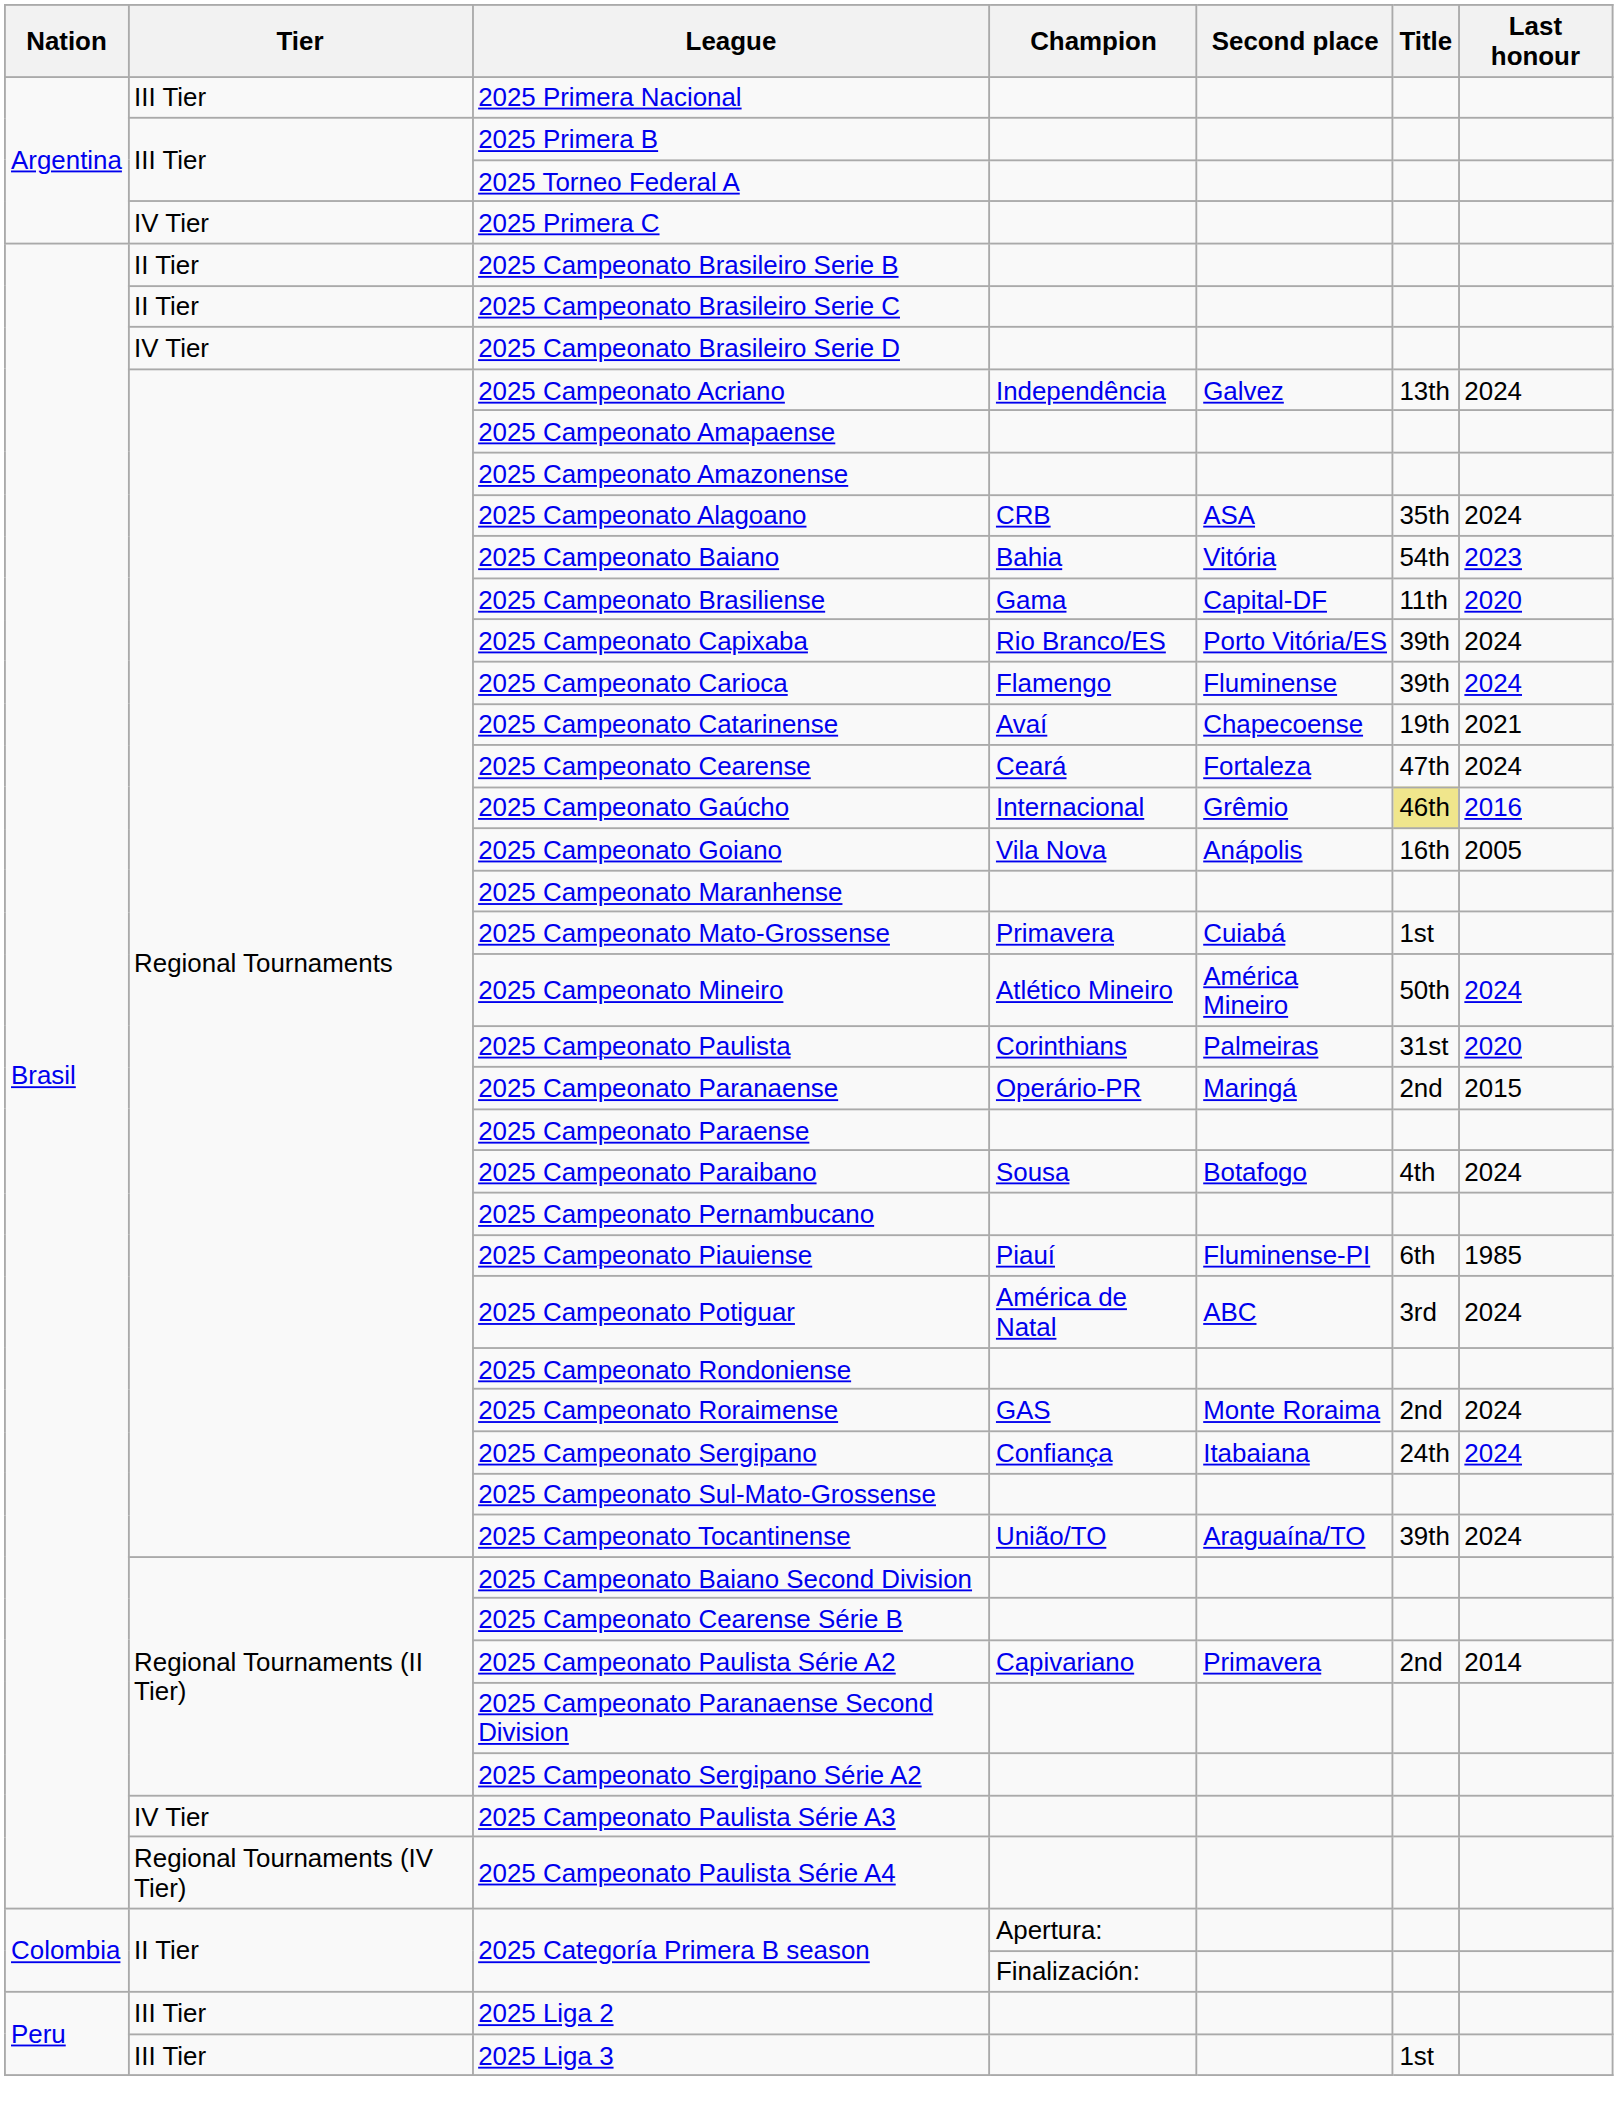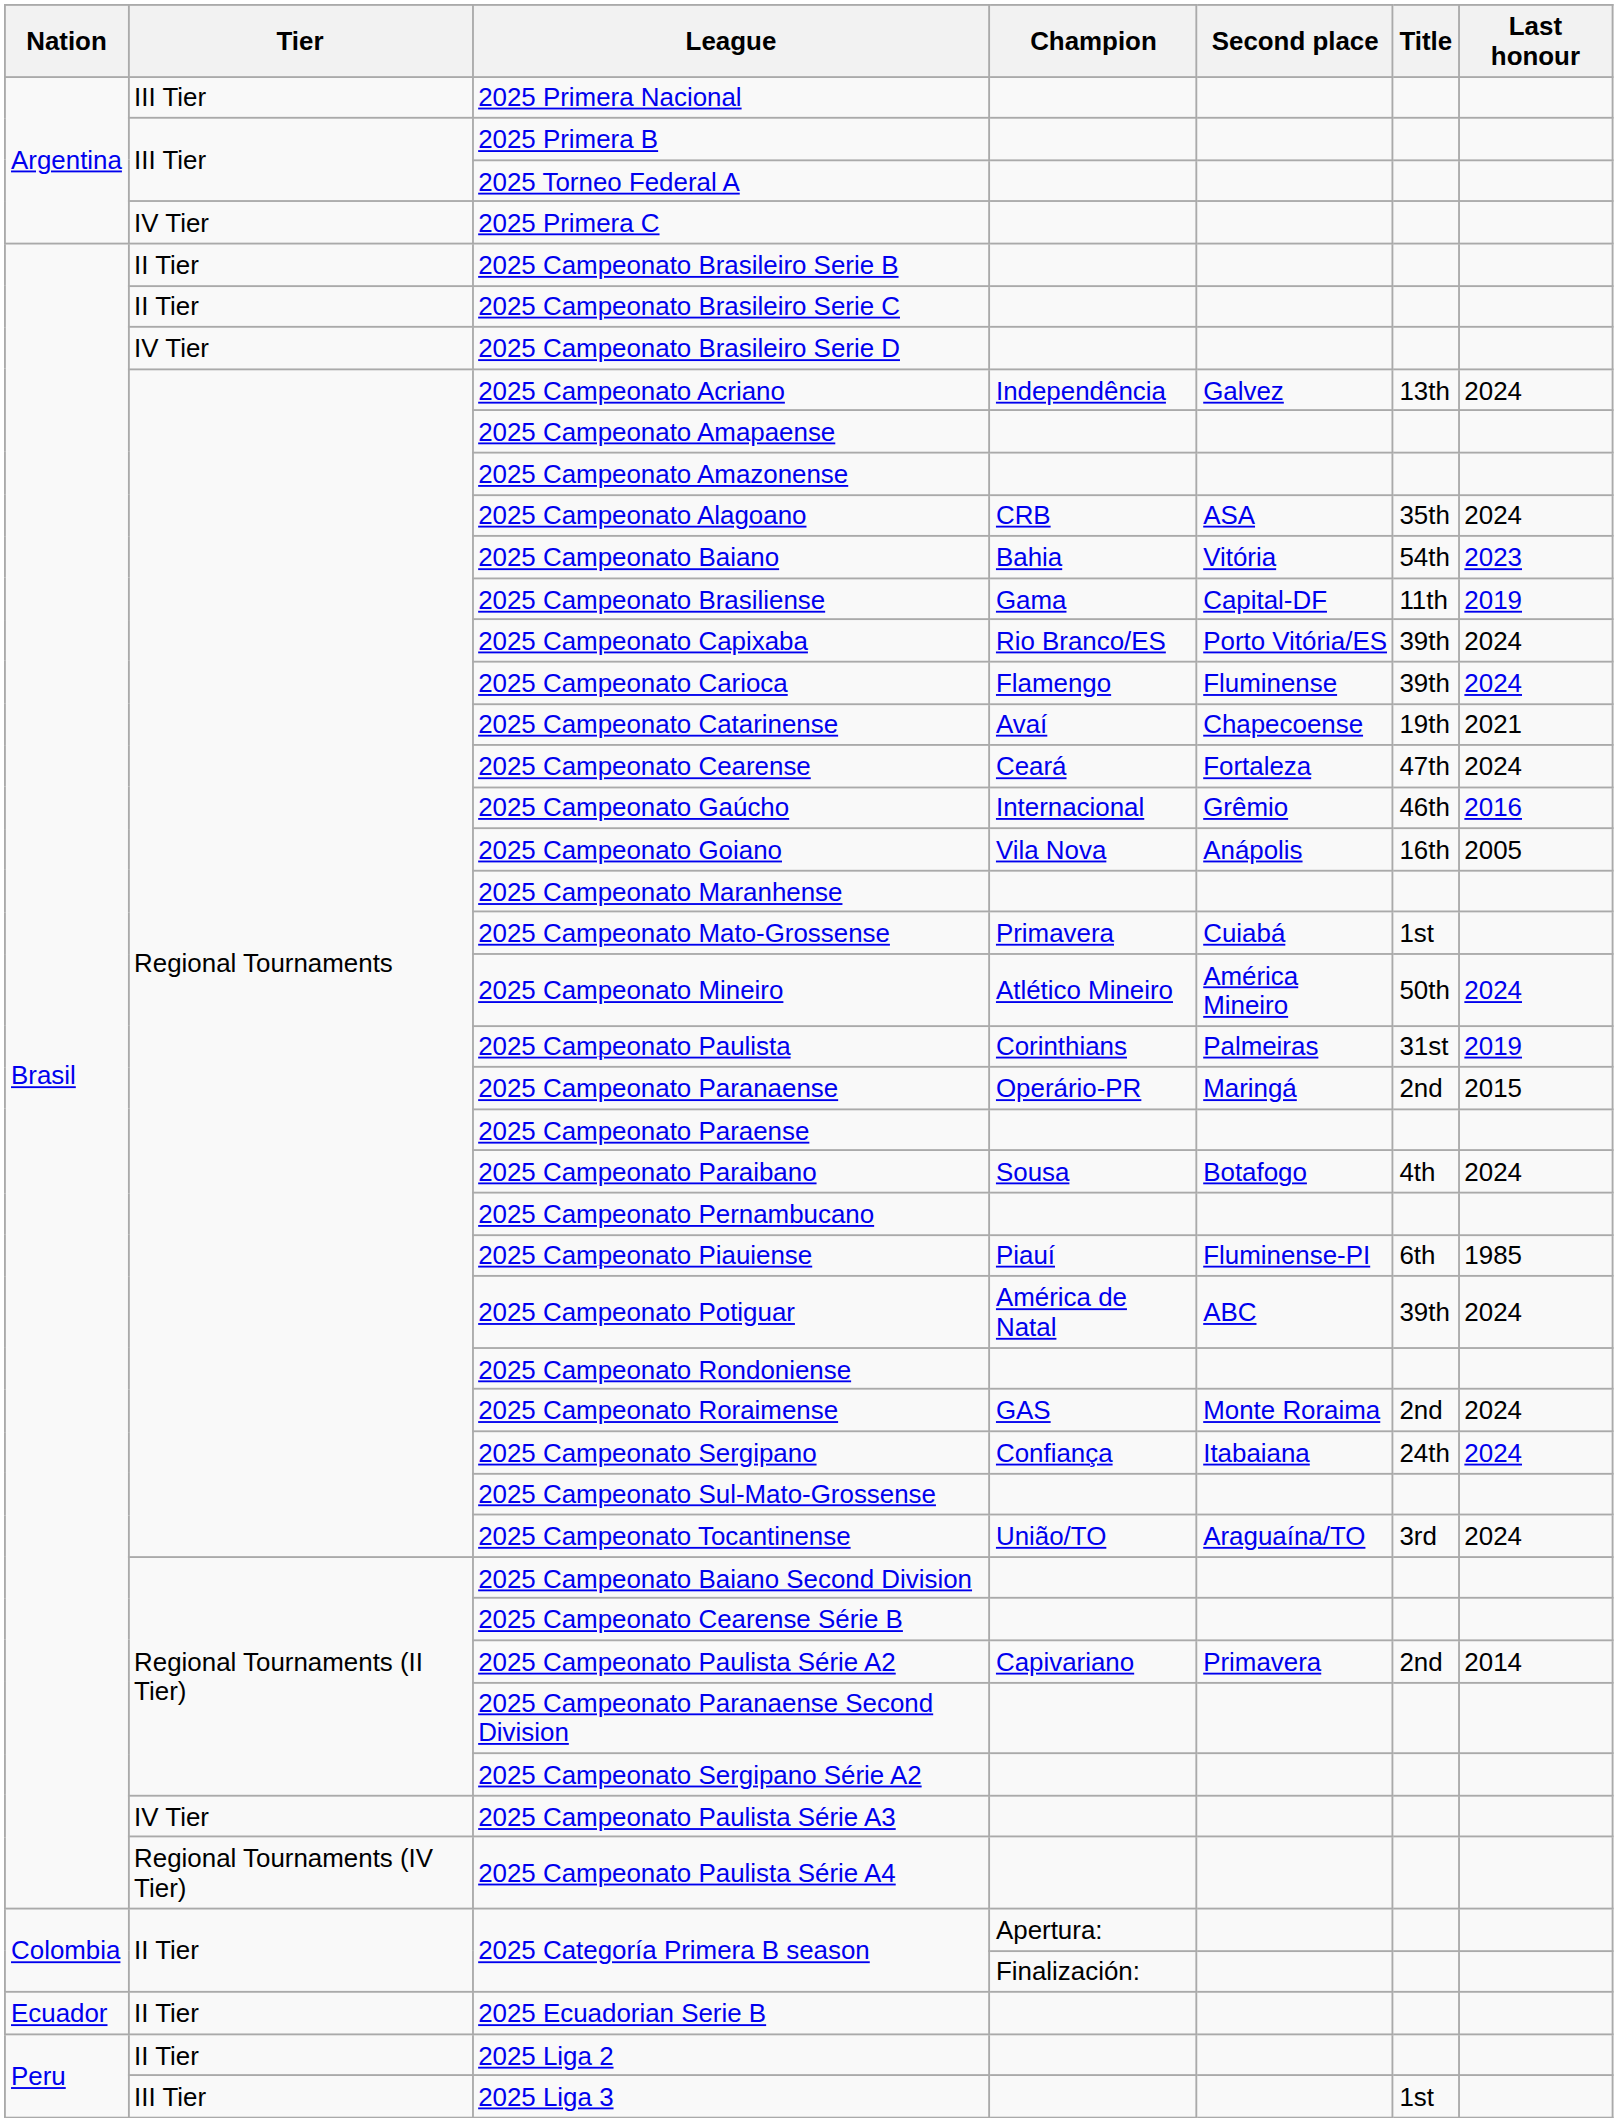(1493, 599) 2020 -> (1493, 599) 2019
(1425, 808) khaki background -> (1425, 808) no background
(1493, 1046) 2020 -> (1493, 1046) 2019
(1418, 1312) 3rd -> (1425, 1312) 39th
(1425, 1536) 39th -> (1418, 1536) 3rd
+ row: (622, 2013)
(170, 2013) III Tier -> (166, 2055) II Tier
